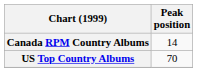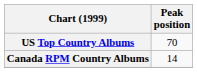rows swapped: (78, 59) <-> (78, 42)
